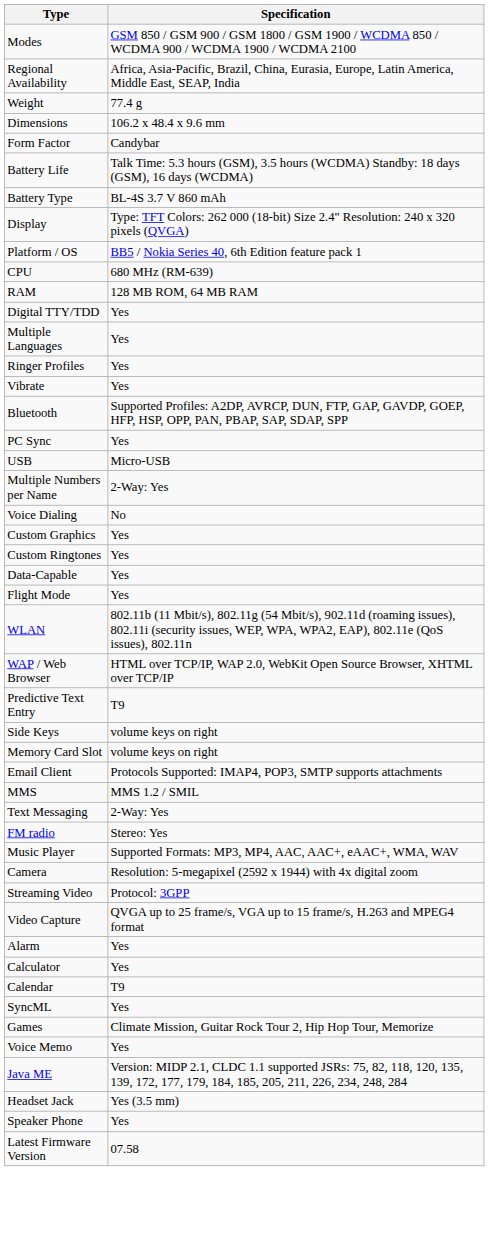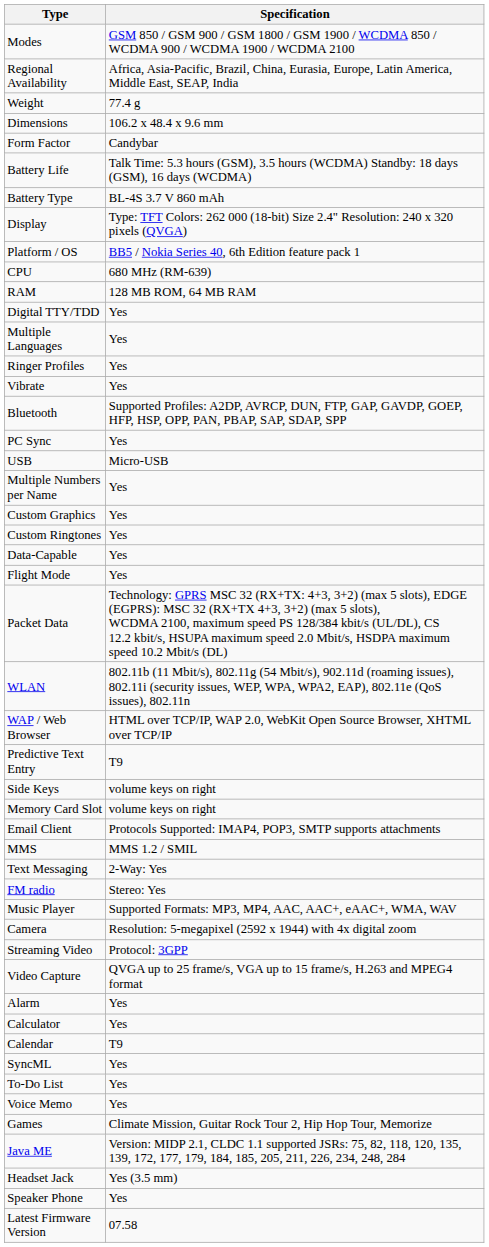(139, 487) 2-Way: Yes -> (118, 487) Yes
- row: (42, 514)
+ row: (38, 623)
+ row: (35, 1083)
rows swapped: (40, 1047) <-> (25, 1027)
